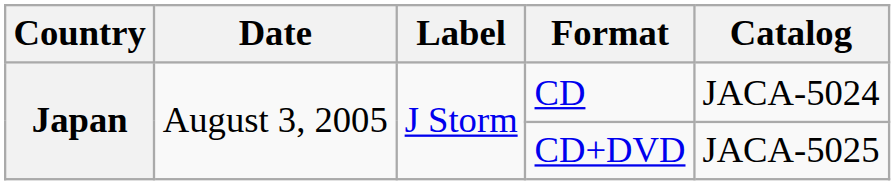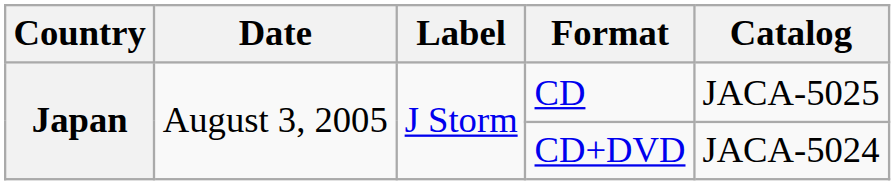(791, 91) JACA-5024 -> (791, 91) JACA-5025
(791, 149) JACA-5025 -> (791, 149) JACA-5024
